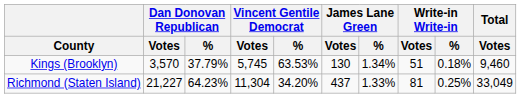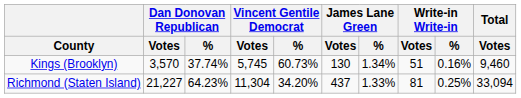(208, 64) 37.79% -> (208, 64) 37.74%
(298, 64) 63.53% -> (298, 64) 60.73%
(454, 64) 0.18% -> (454, 64) 0.16%
(495, 83) 33,049 -> (495, 83) 33,094
